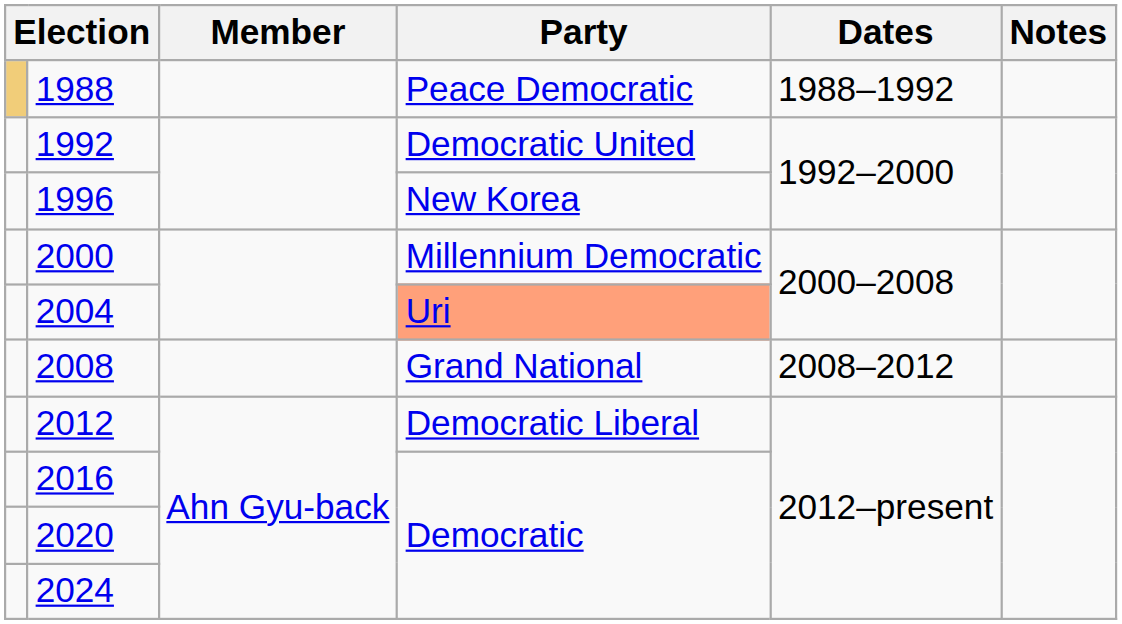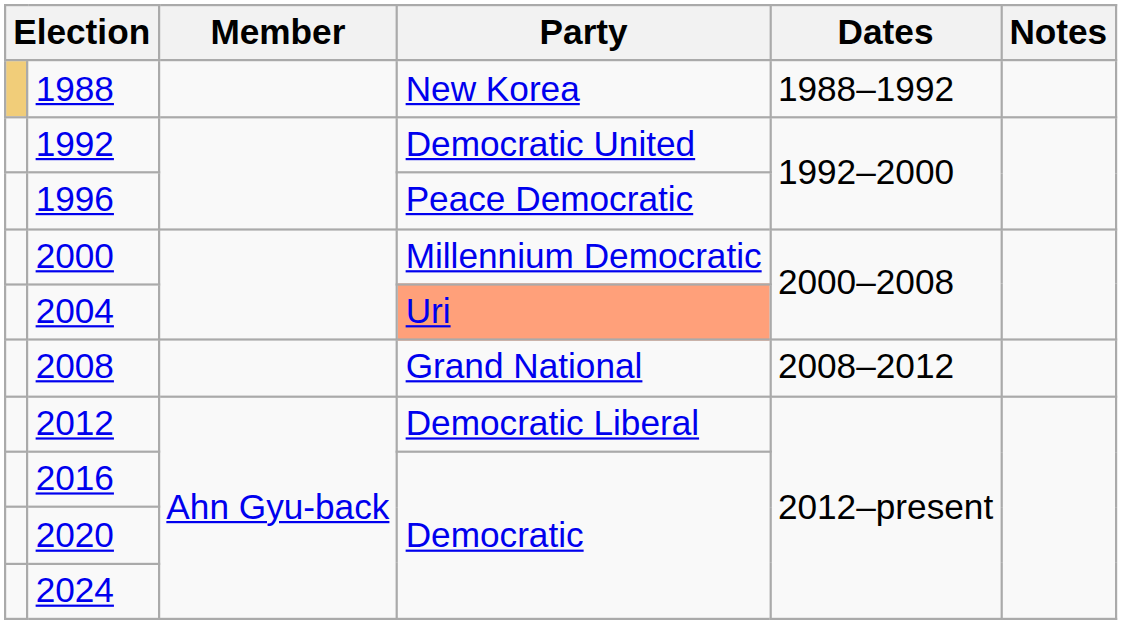(549, 88) Peace Democratic -> (493, 88) New Korea
(493, 199) New Korea -> (549, 199) Peace Democratic
